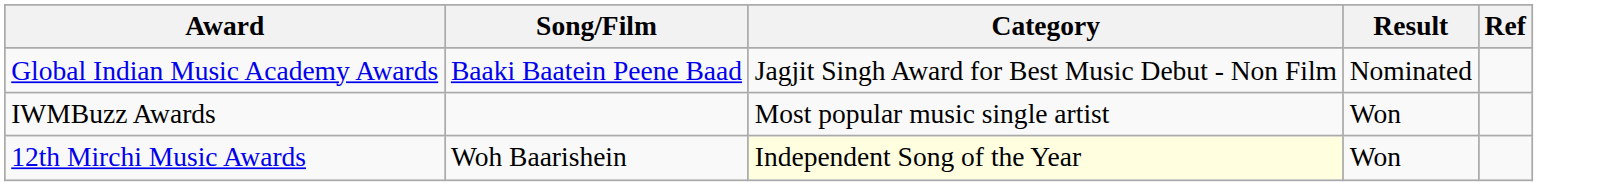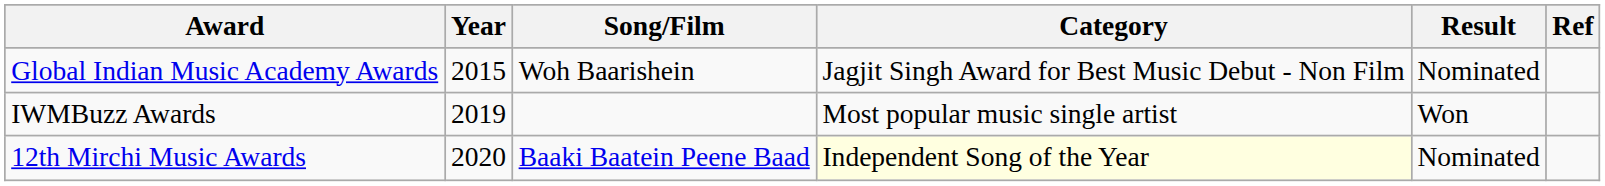+ column: (478, 26)
(596, 69) Baaki Baatein Peene Baad -> (607, 69) Woh Baarishein
(539, 157) Woh Baarishein -> (664, 157) Baaki Baatein Peene Baad
(1375, 157) Won -> (1479, 157) Nominated
